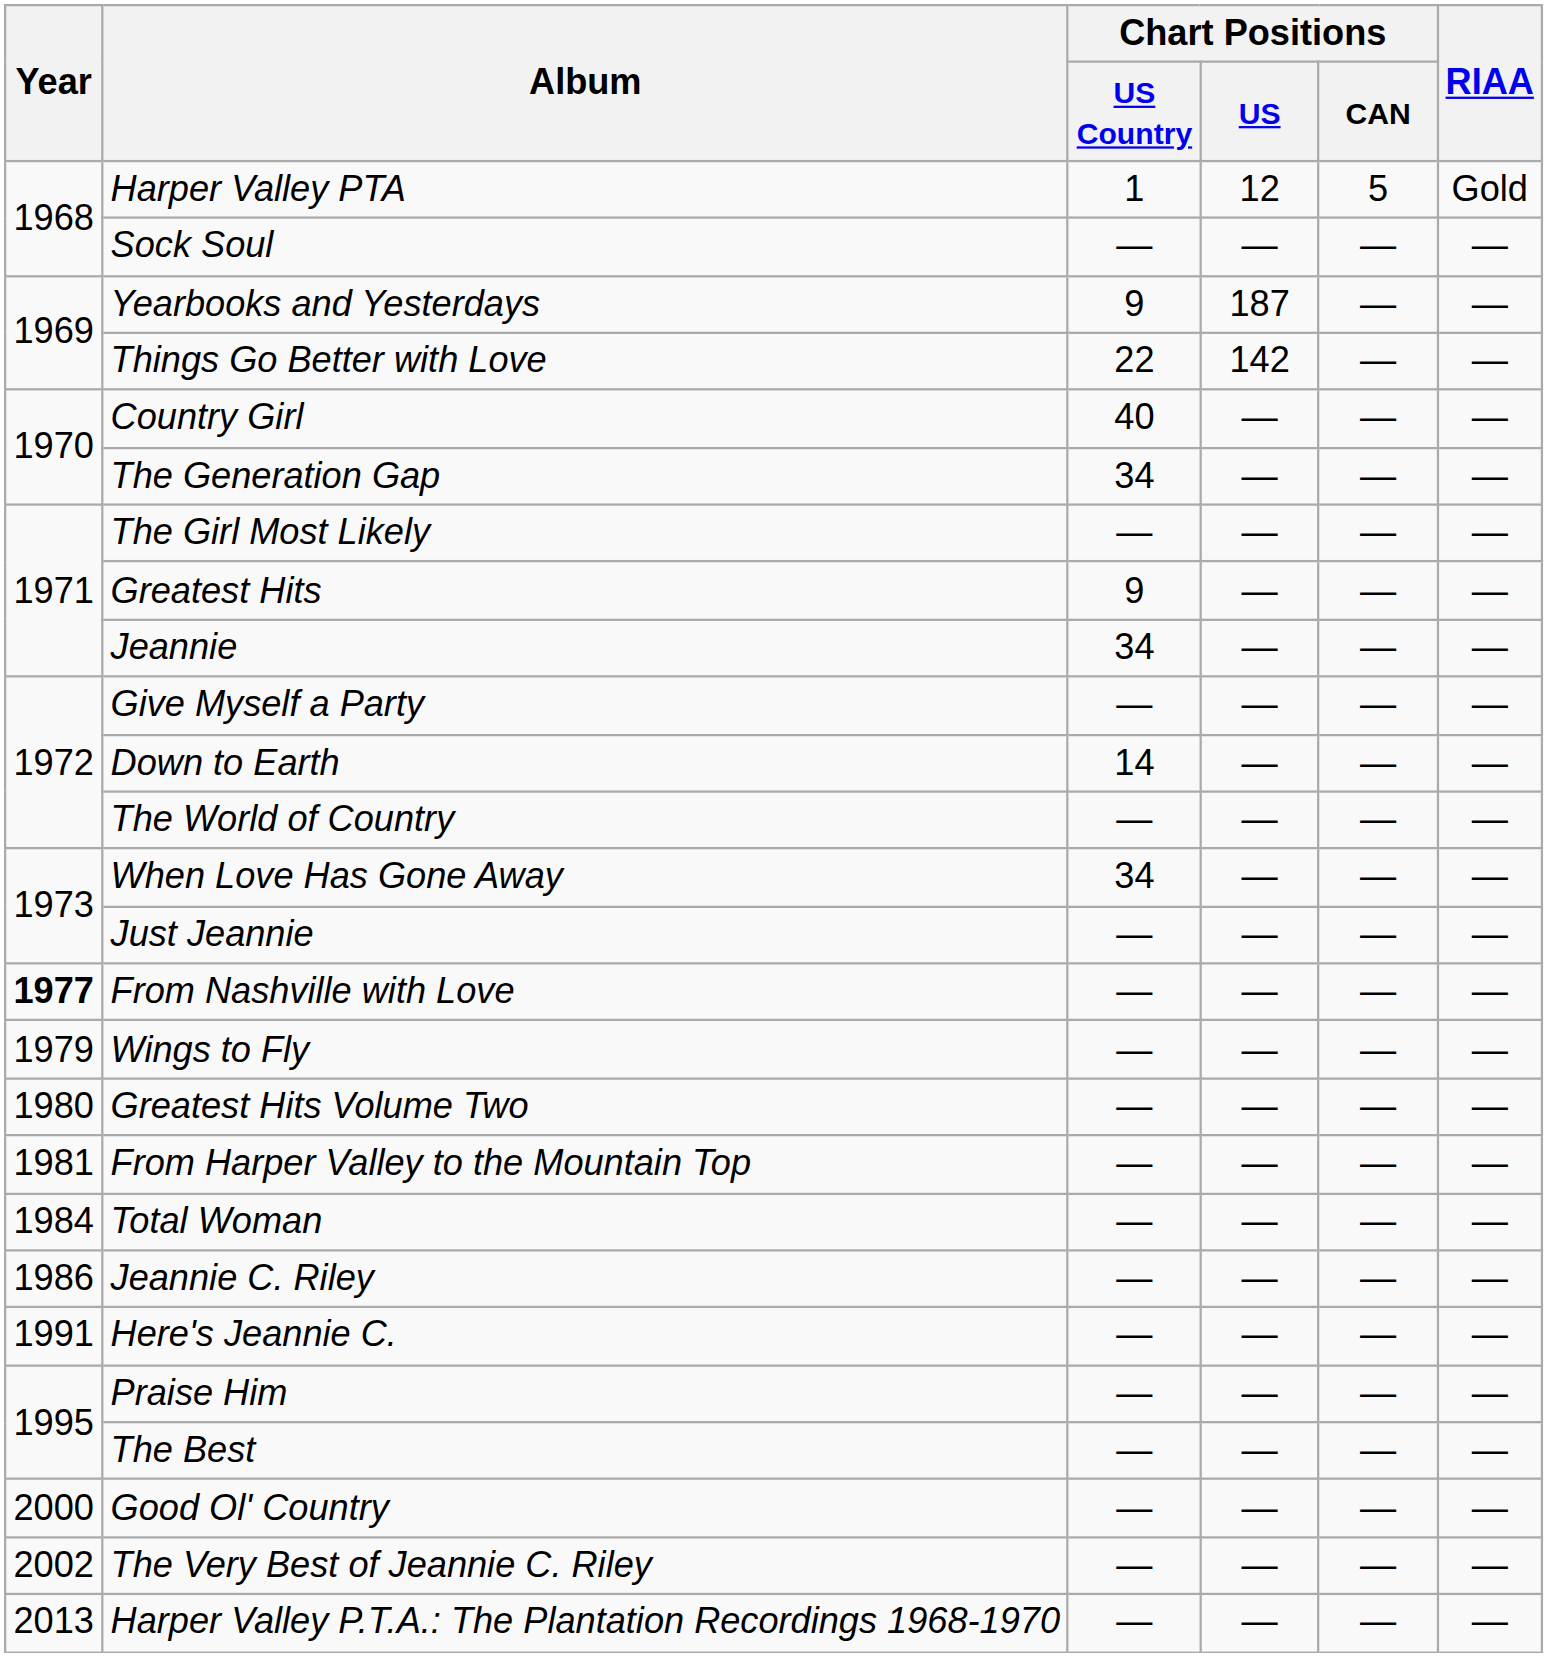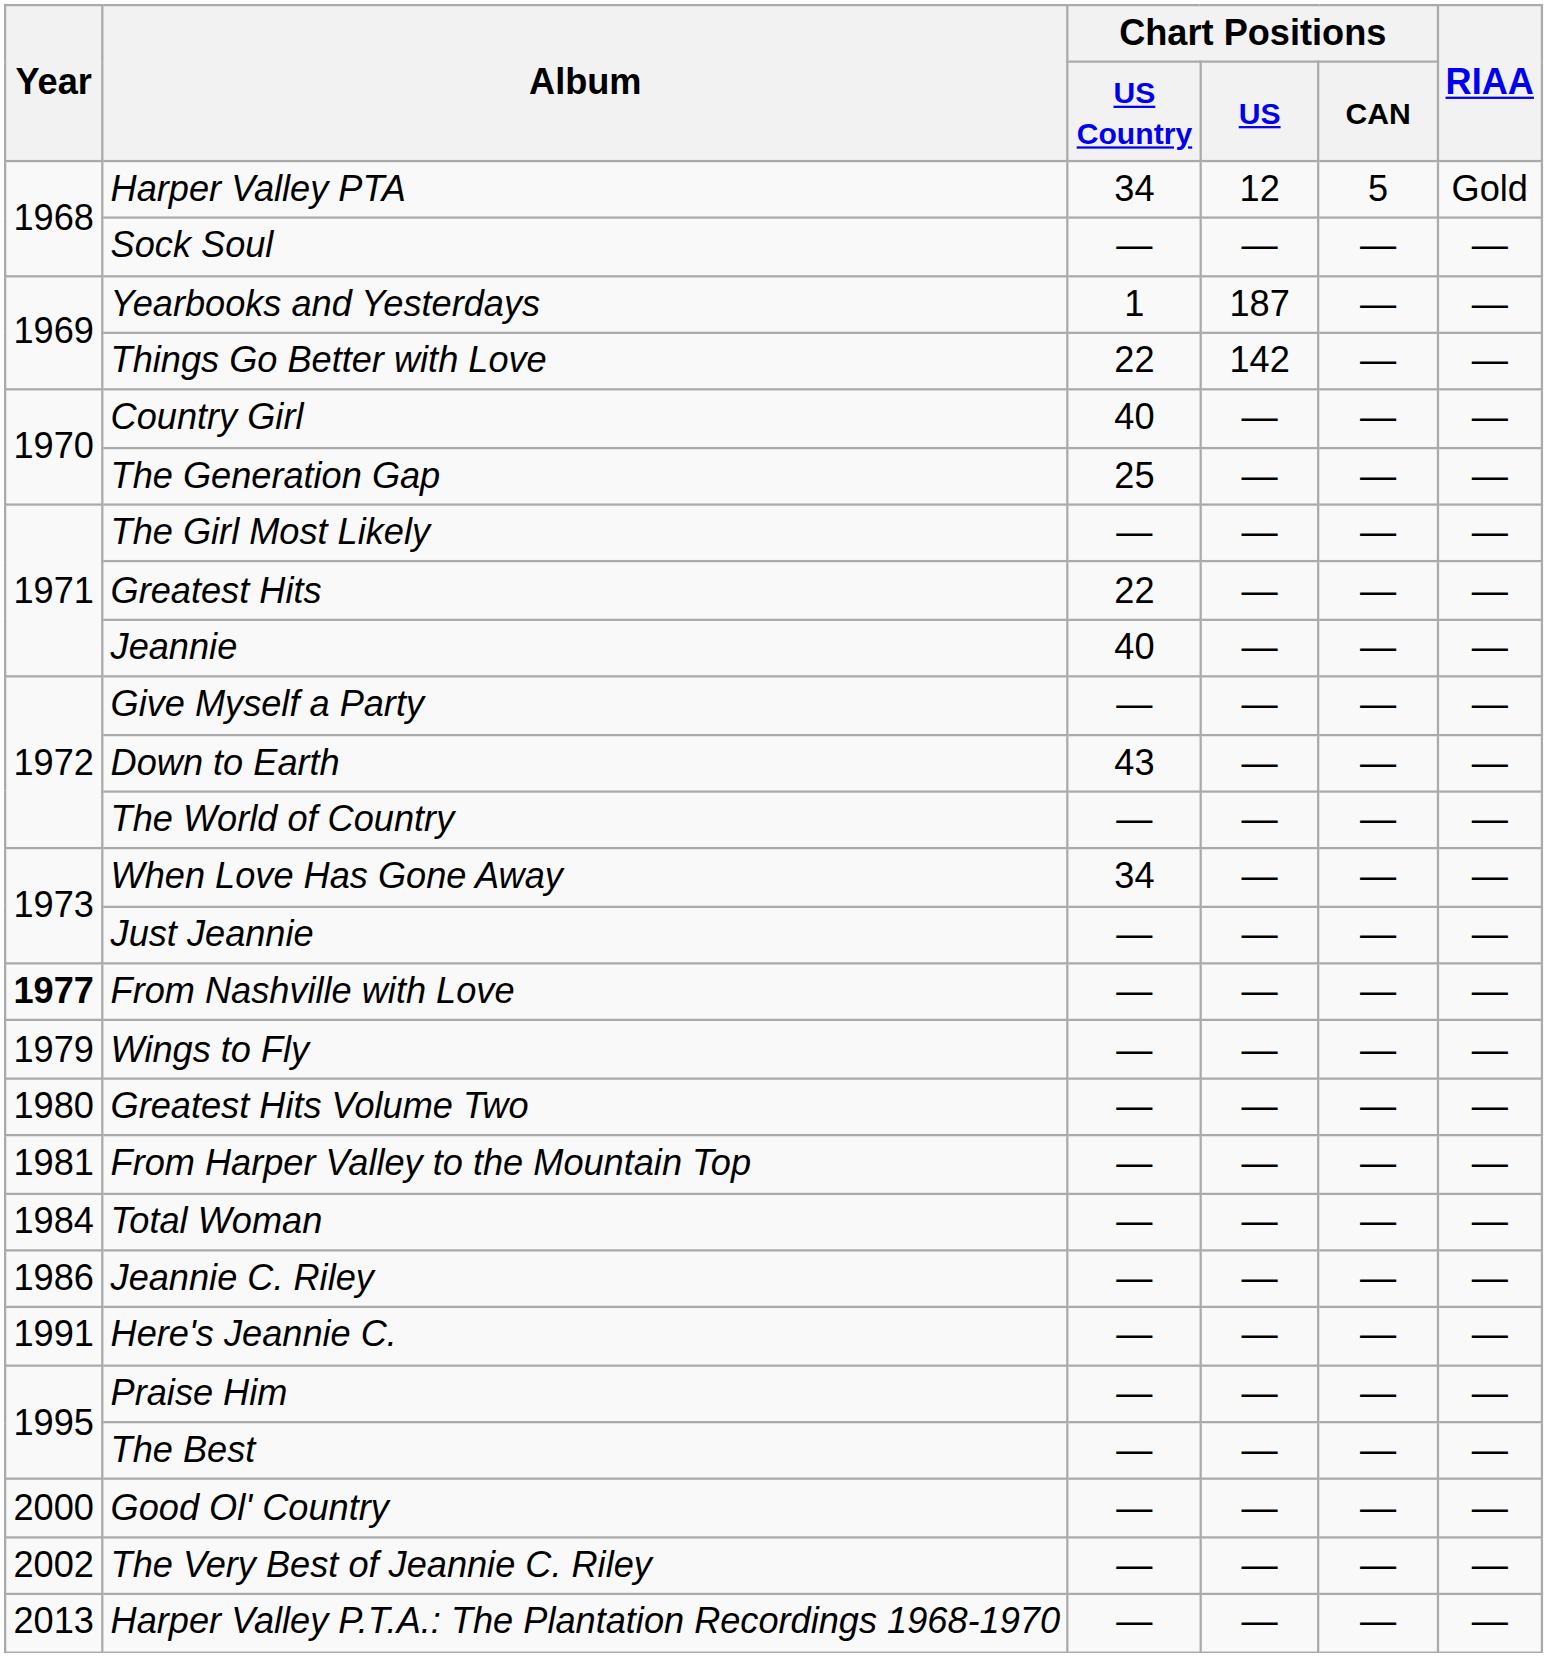(1134, 188) 1 -> (1134, 188) 34
(1134, 303) 9 -> (1134, 303) 1
(1134, 475) 34 -> (1134, 475) 25
(1134, 589) 9 -> (1134, 589) 22
(1134, 647) 34 -> (1134, 647) 40
(1134, 762) 14 -> (1134, 762) 43
